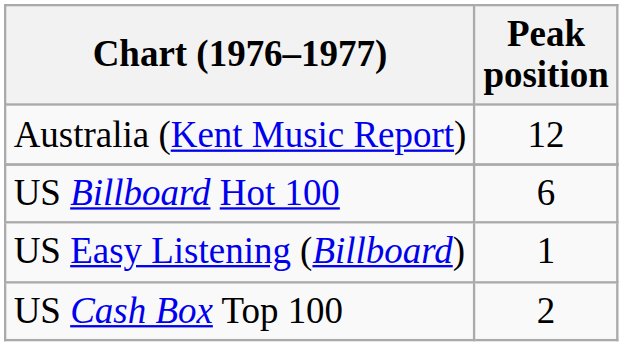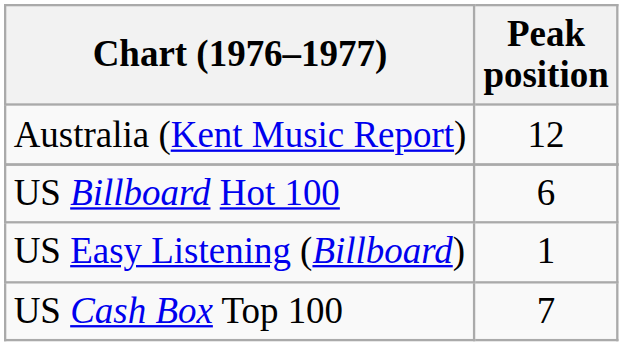(546, 309) 2 -> (546, 309) 7
